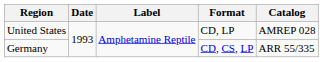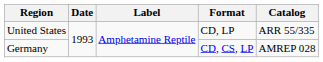(287, 30) AMREP 028 -> (287, 30) ARR 55/335
(287, 48) ARR 55/335 -> (287, 48) AMREP 028
